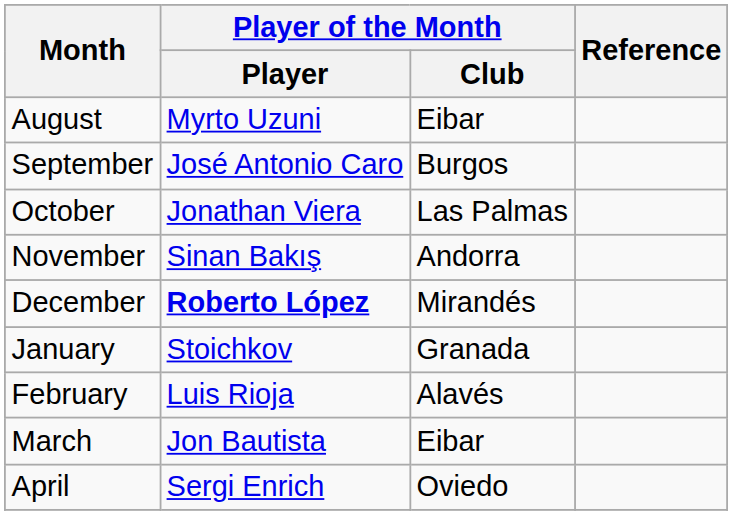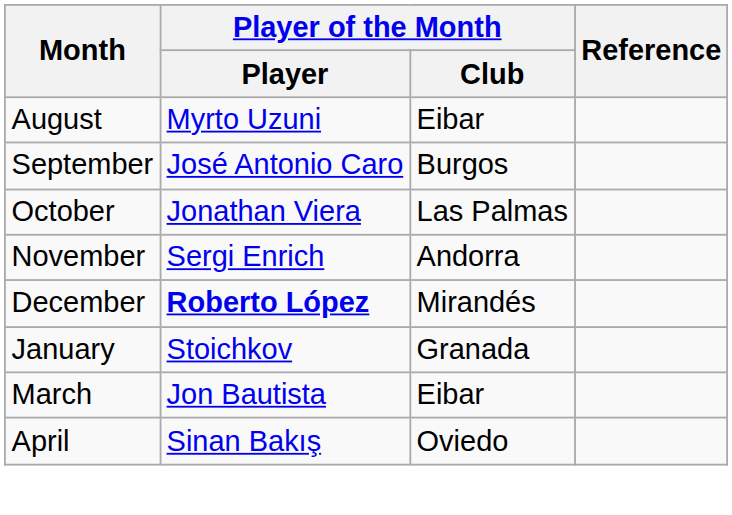(244, 257) Sinan Bakış -> (245, 257) Sergi Enrich
- row: (70, 394)
(245, 486) Sergi Enrich -> (244, 440) Sinan Bakış
